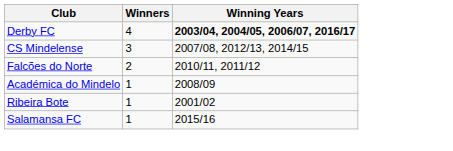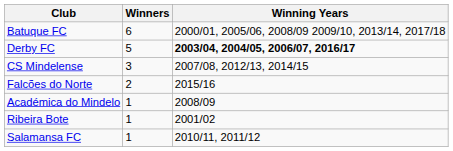+ row: (37, 31)
(129, 31) 4 -> (129, 48) 5
(217, 66) 2010/11, 2011/12 -> (195, 84) 2015/16
(195, 119) 2015/16 -> (217, 137) 2010/11, 2011/12
